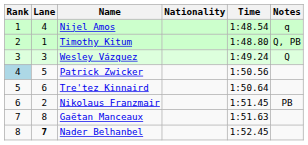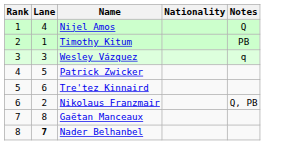- column: (249, 12)
(287, 27) q -> (244, 27) Q
(287, 42) Q, PB -> (244, 42) PB
(287, 57) Q -> (244, 57) q
(18, 72) lightblue background -> (18, 72) no background
(287, 102) PB -> (244, 102) Q, PB
